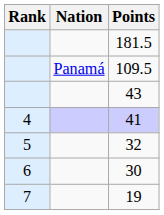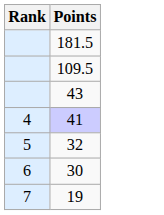- column: (79, 17)
